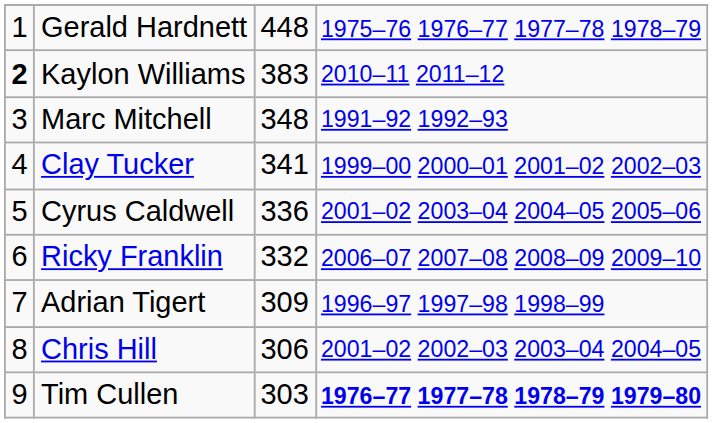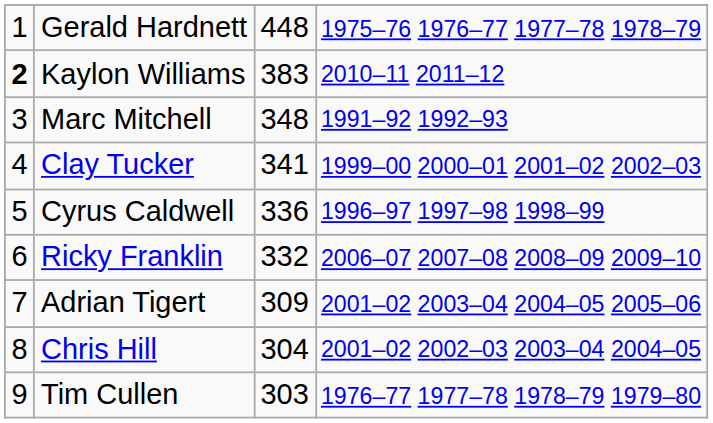(511, 212) 2001–02 2003–04 2004–05 2005–06 -> (463, 212) 1996–97 1997–98 1998–99
(463, 303) 1996–97 1997–98 1998–99 -> (511, 303) 2001–02 2003–04 2004–05 2005–06
(285, 348) 306 -> (285, 348) 304
(511, 395) bold -> (511, 395) normal
